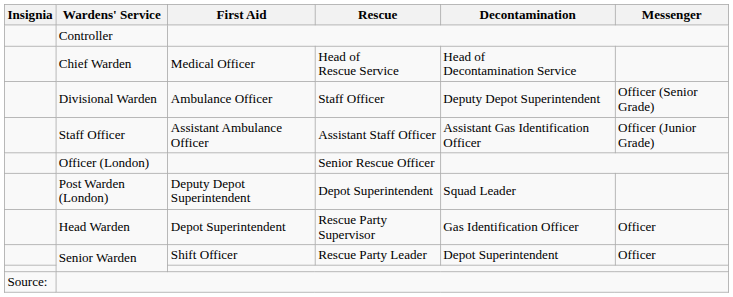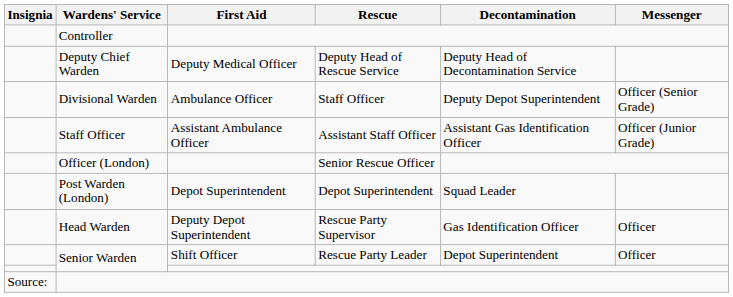- row: (95, 63)
+ row: (94, 63)
(211, 191) Deputy Depot Superintendent -> (228, 191) Depot Superintendent
(228, 226) Depot Superintendent -> (211, 226) Deputy Depot Superintendent
